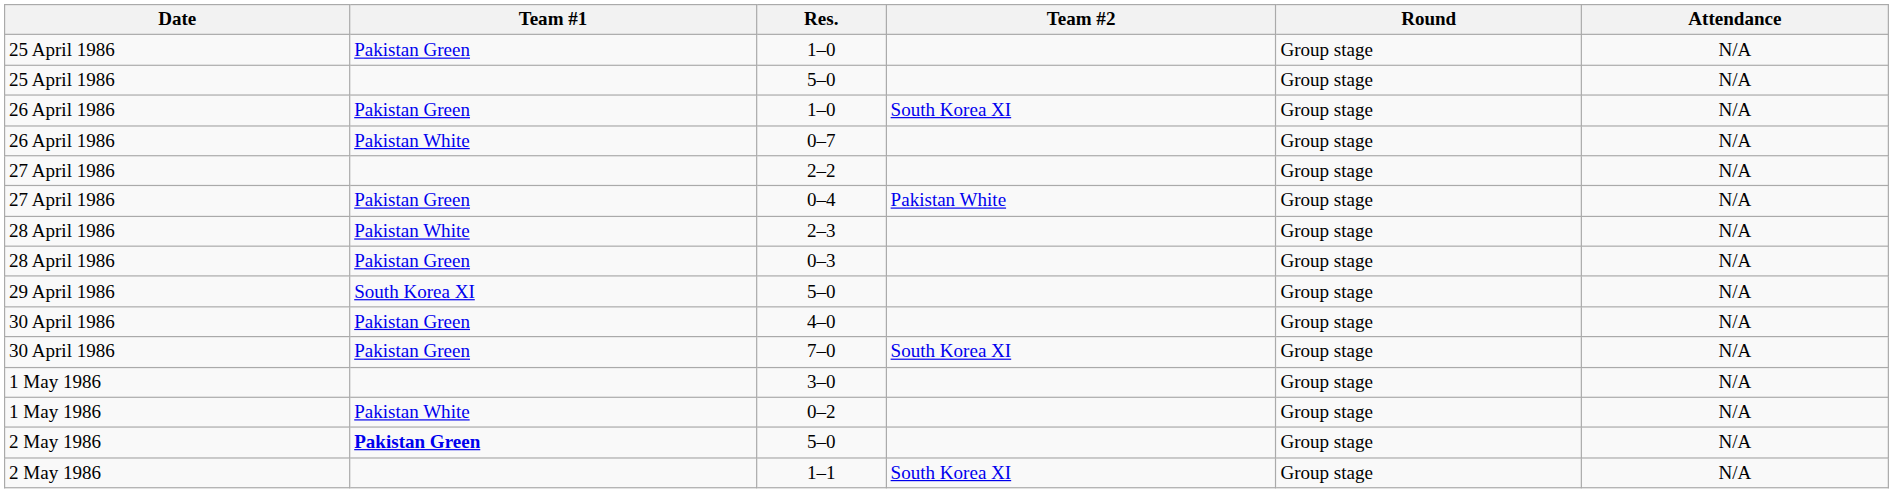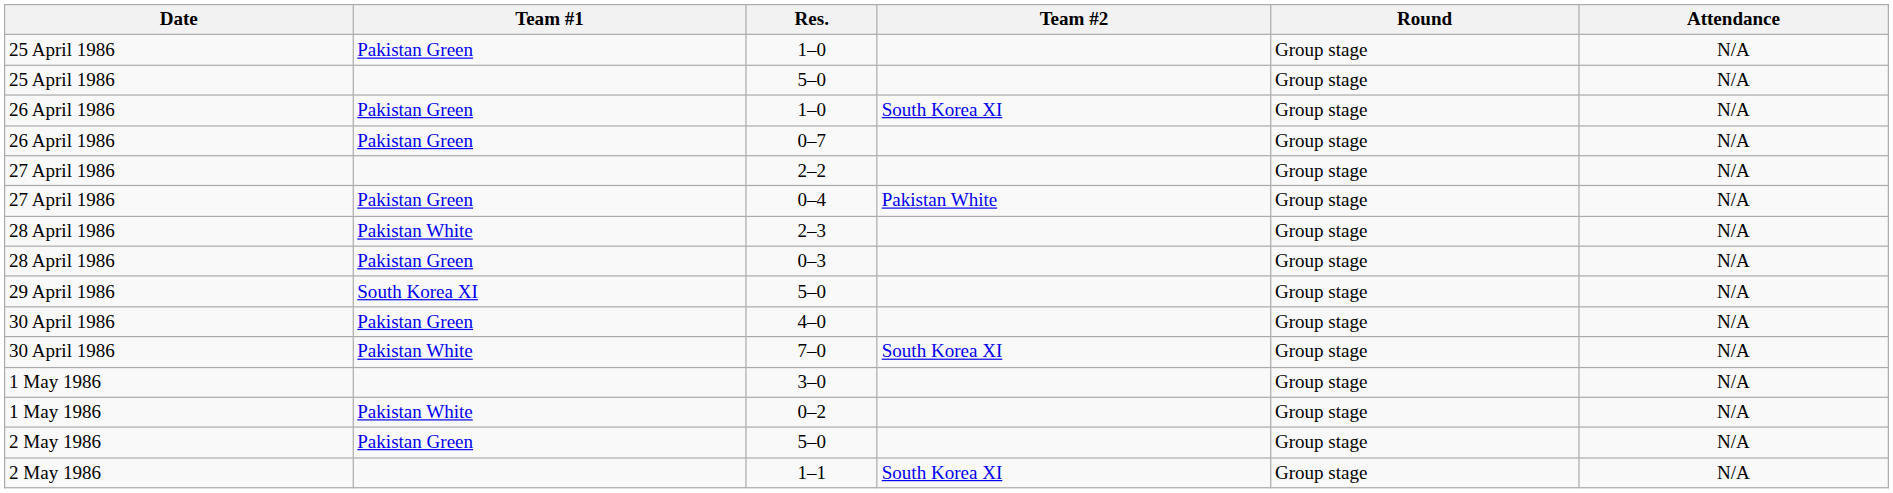(412, 140) Pakistan White -> (415, 140) Pakistan Green
(412, 351) Pakistan Green -> (415, 351) Pakistan White
(417, 442) bold -> (415, 442) normal
